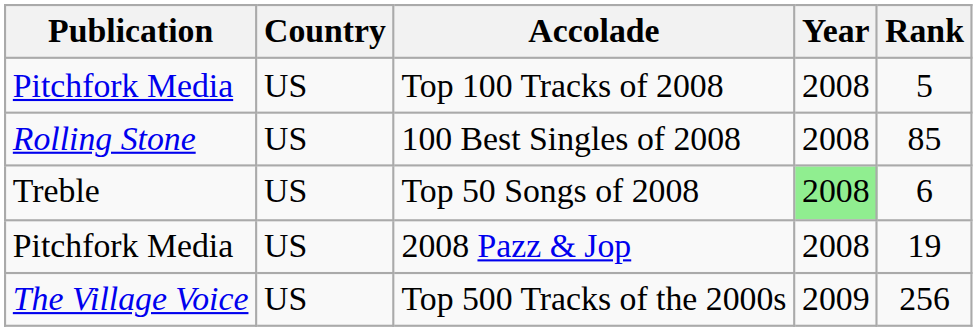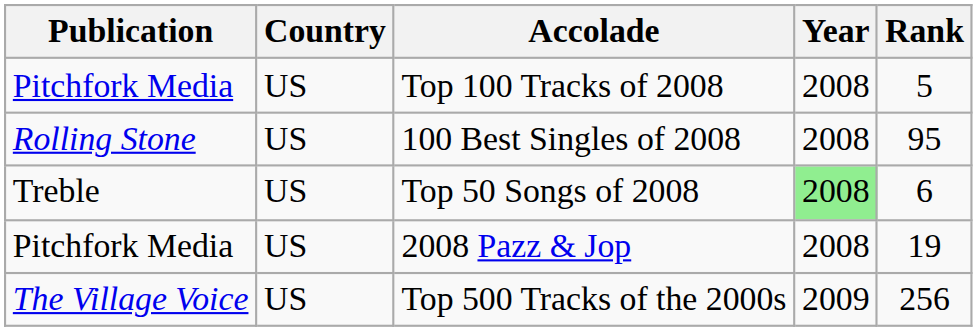(924, 138) 85 -> (924, 138) 95
